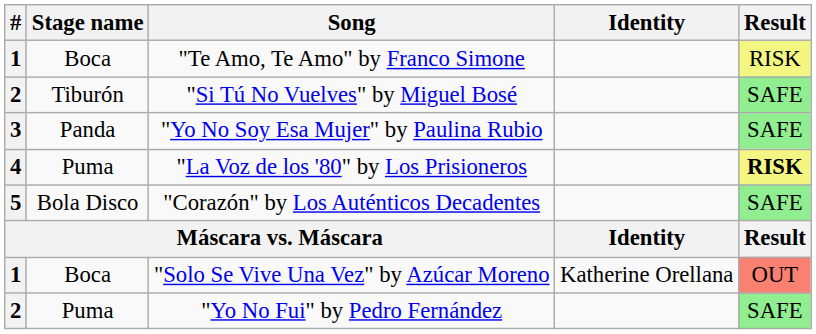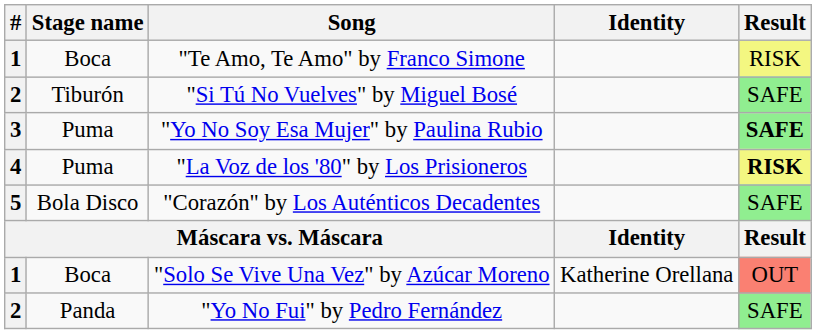(88, 130) Panda -> (88, 130) Puma
(775, 130) normal -> (775, 130) bold
(88, 310) Puma -> (88, 310) Panda
